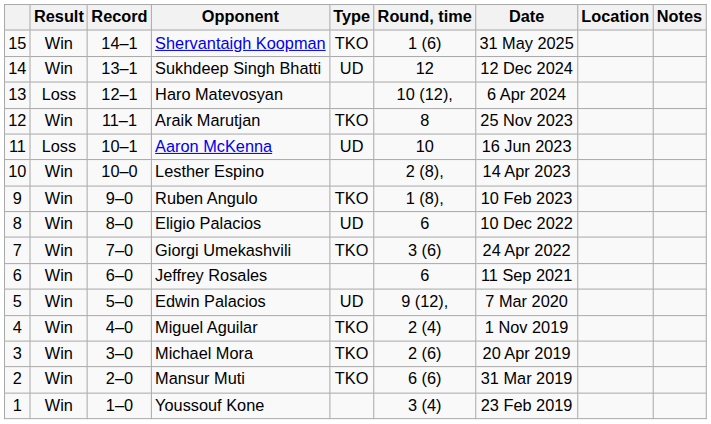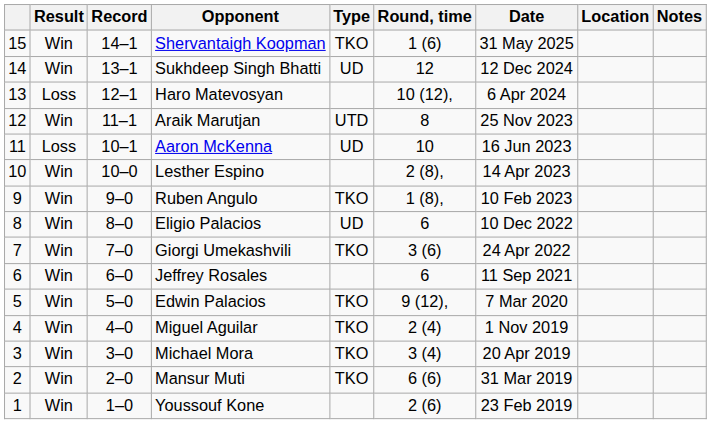(352, 120) TKO -> (352, 120) UTD
(352, 302) UD -> (352, 302) TKO
(425, 353) 2 (6) -> (425, 353) 3 (4)
(425, 405) 3 (4) -> (425, 405) 2 (6)
